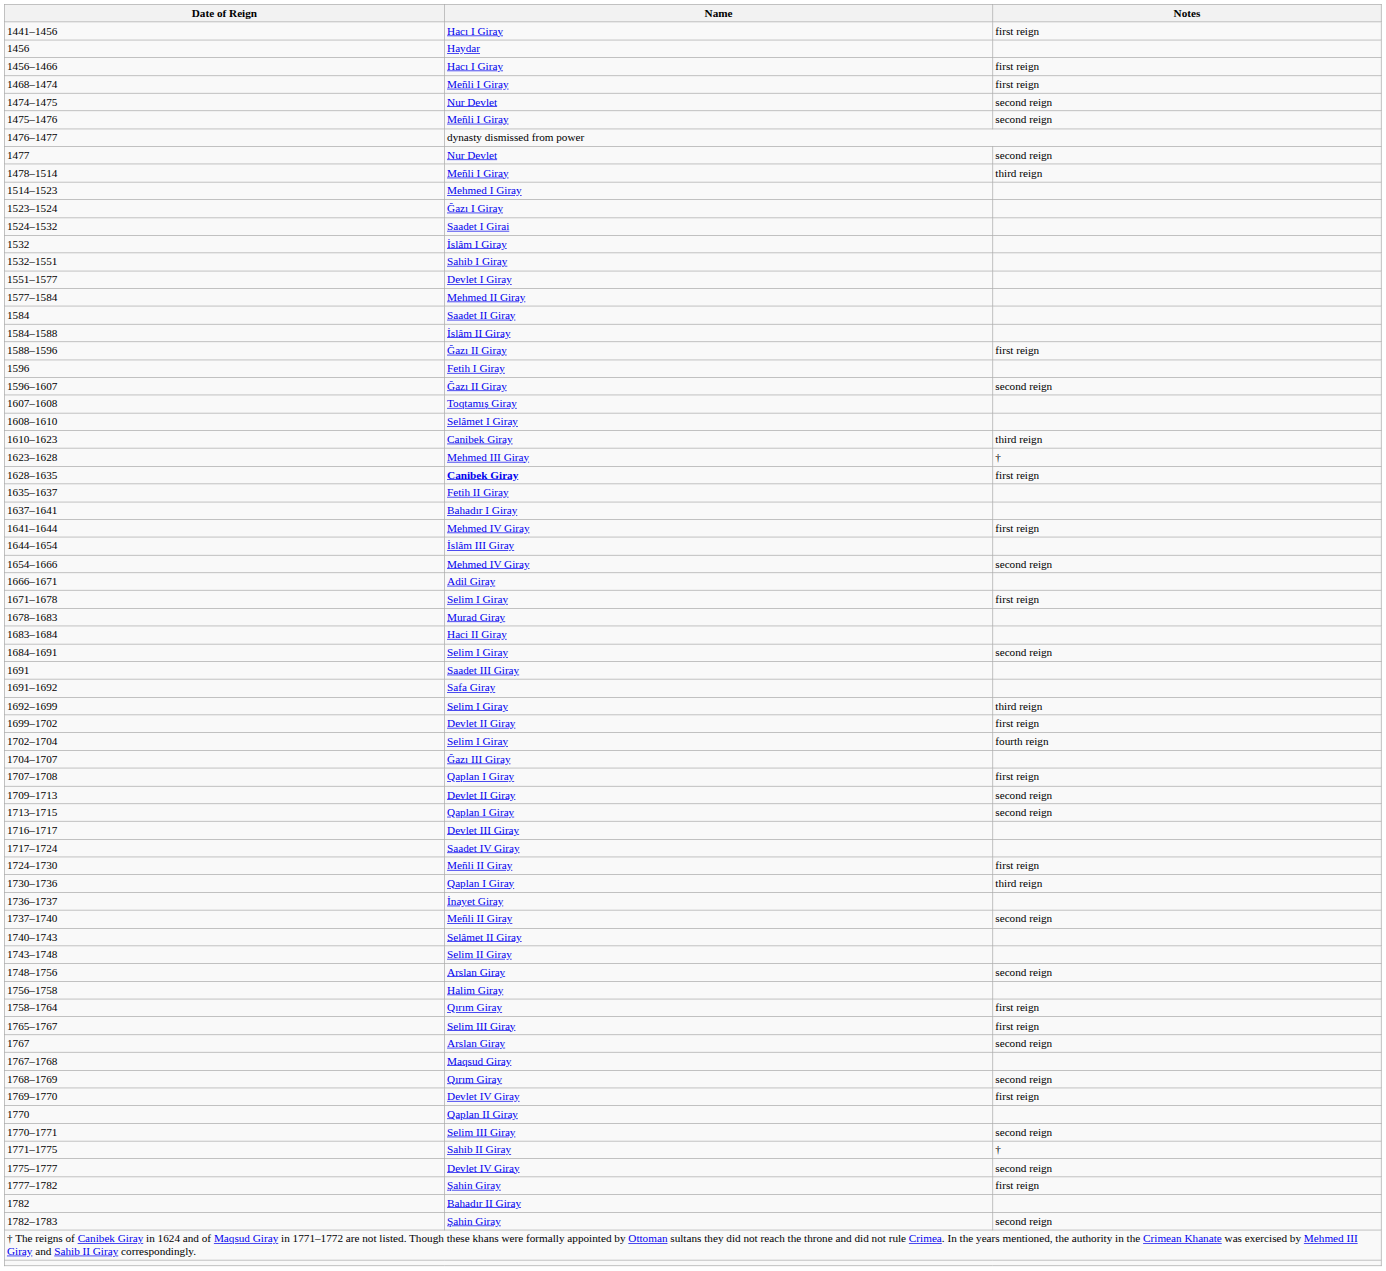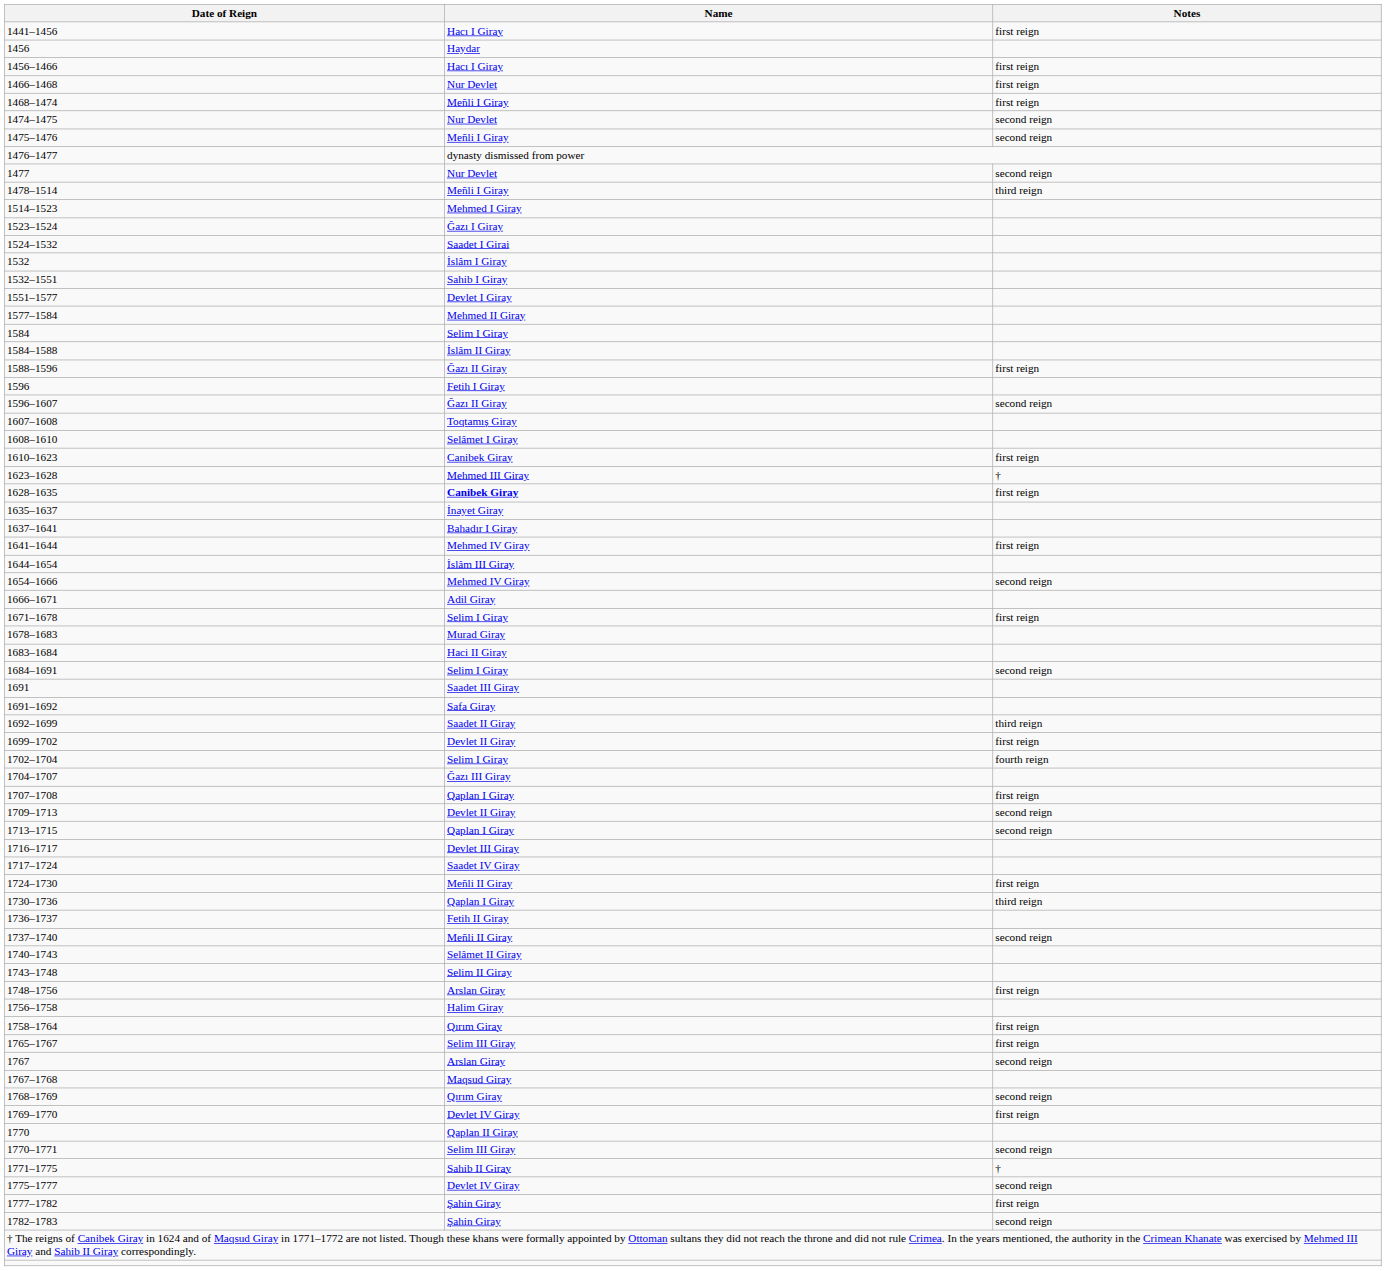+ row: (32, 84)
(481, 315) Saadet II Giray -> (478, 333) Selim I Giray
(1019, 439) third reign -> (1017, 457) first reign
(478, 492) Fetih II Giray -> (475, 510) İnayet Giray
(478, 706) Selim I Giray -> (481, 723) Saadet II Giray
(475, 901) İnayet Giray -> (478, 919) Fetih II Giray
(1024, 972) second reign -> (1017, 990) first reign
- row: (18, 1203)
